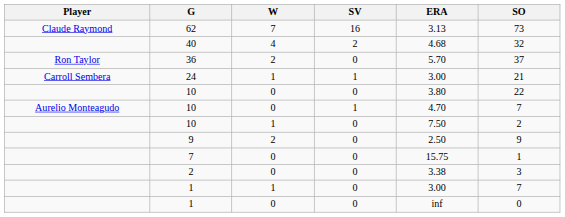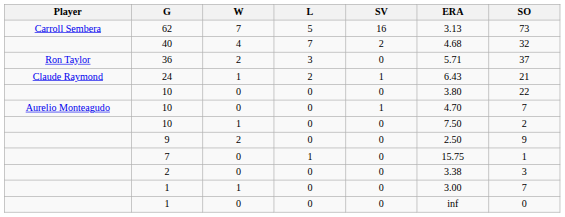+ column: (310, 12)
(77, 28) Claude Raymond -> (68, 28) Carroll Sembera
(437, 60) 5.70 -> (453, 60) 5.71
(77, 76) Carroll Sembera -> (68, 76) Claude Raymond
(437, 76) 3.00 -> (453, 76) 6.43
